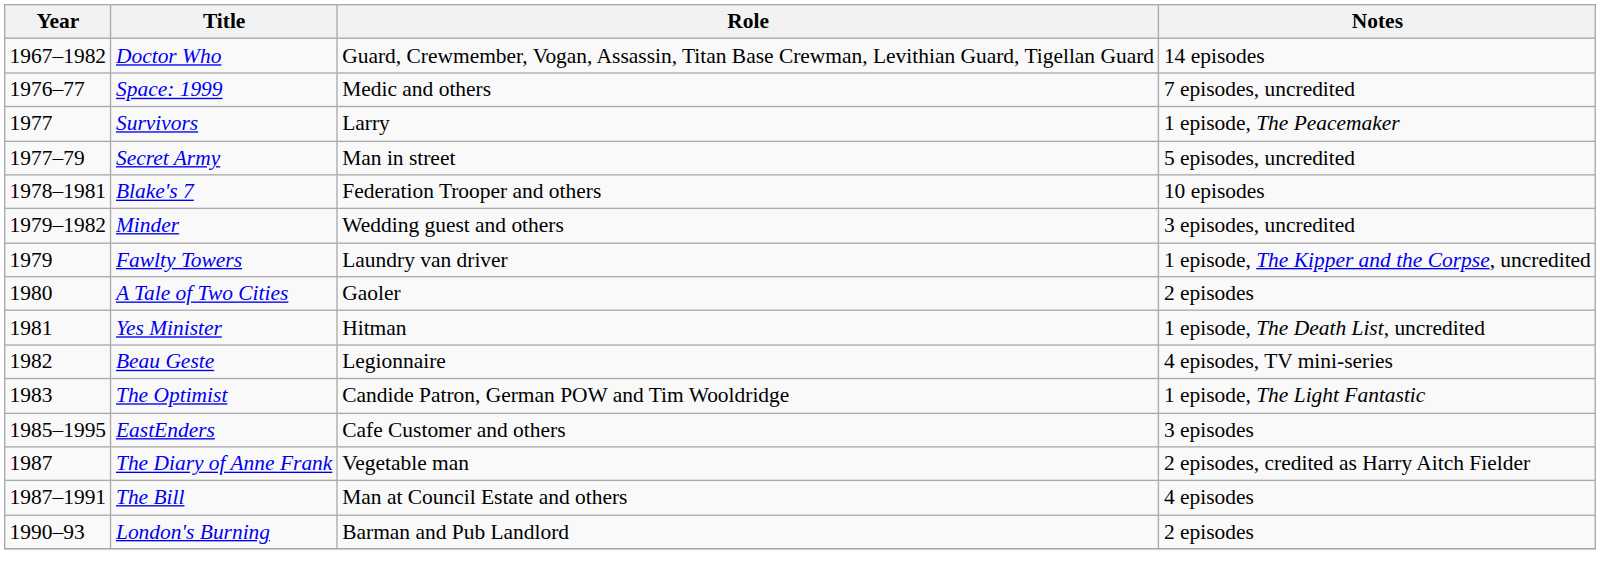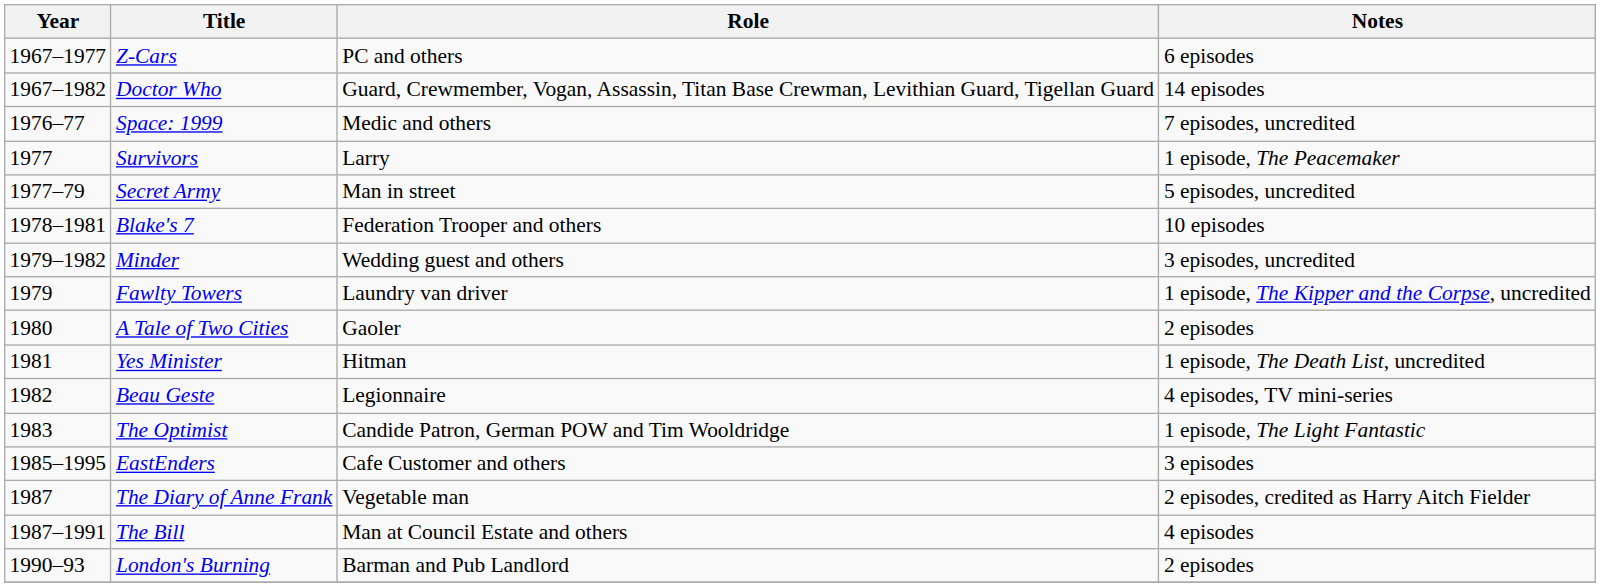+ row: (146, 55)
